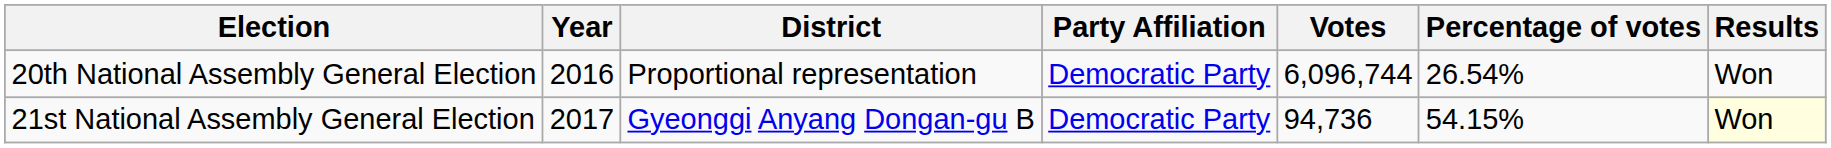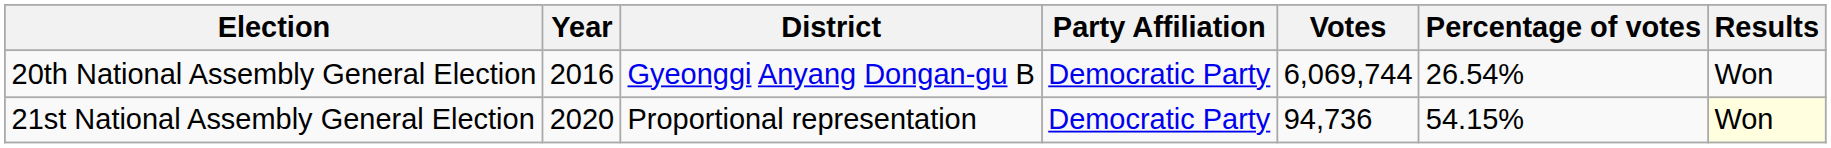(802, 73) Proportional representation -> (831, 73) Gyeonggi Anyang Dongan-gu B
(1348, 73) 6,096,744 -> (1348, 73) 6,069,744
(582, 119) 2017 -> (582, 119) 2020
(831, 119) Gyeonggi Anyang Dongan-gu B -> (802, 119) Proportional representation
